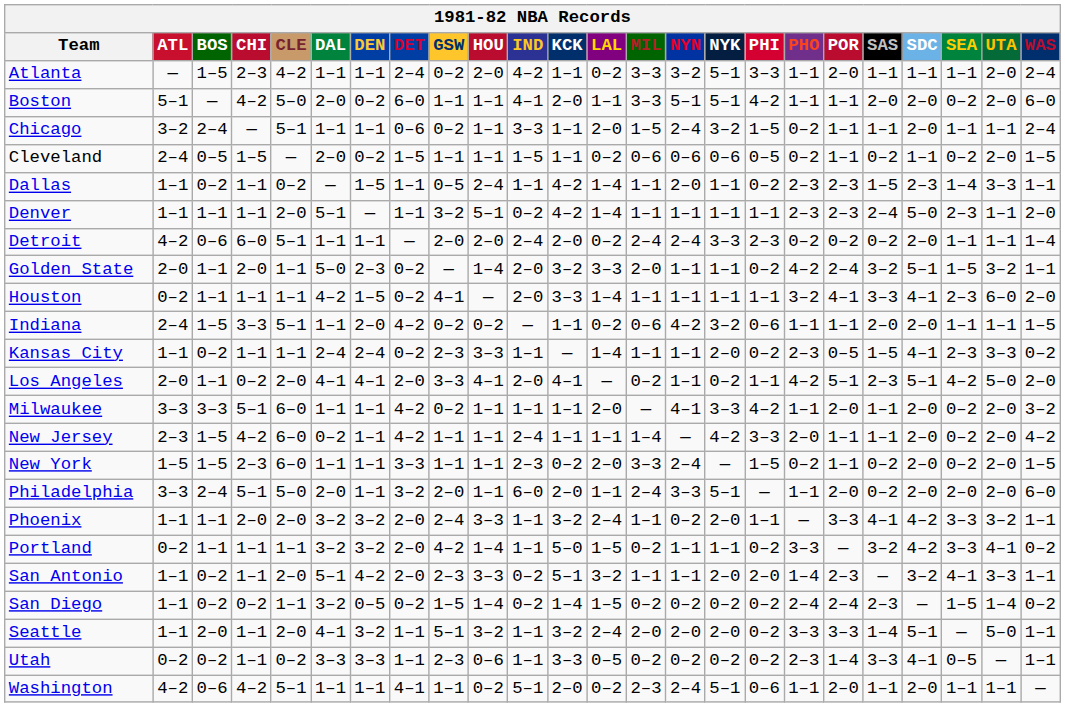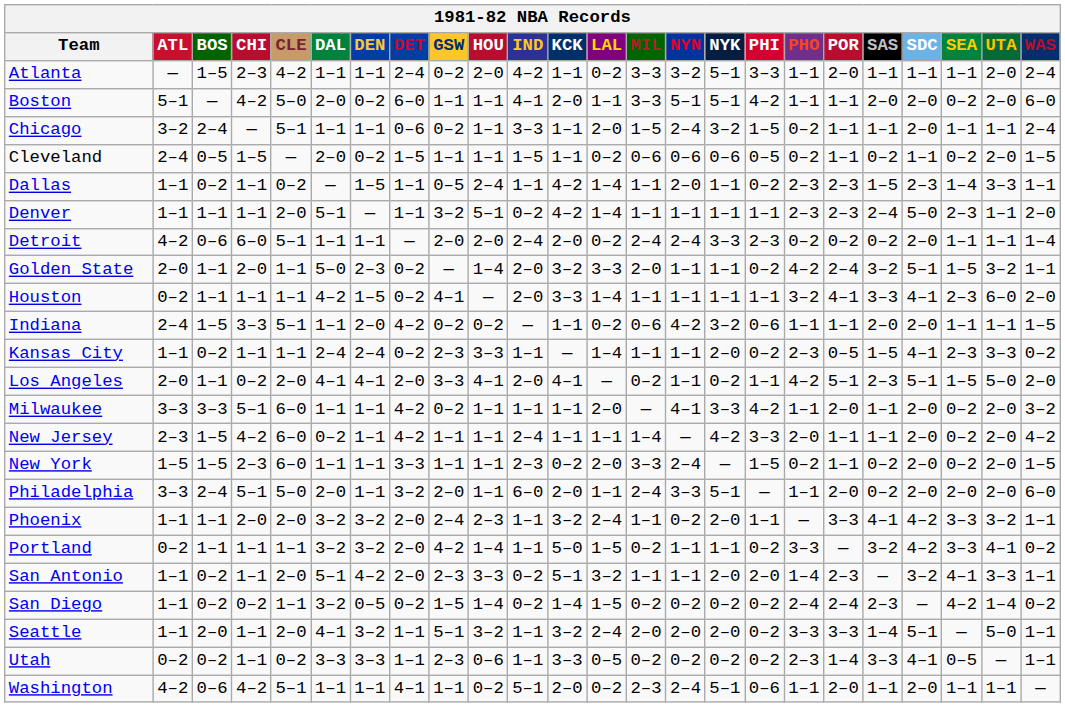(962, 382) 4–2 -> (962, 382) 1–5
(488, 521) 3–3 -> (488, 521) 2–3
(962, 605) 1–5 -> (962, 605) 4–2
